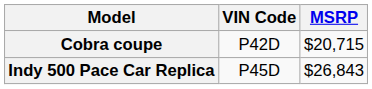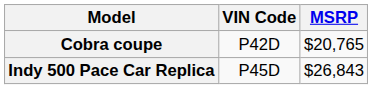(334, 44) $20,715 -> (334, 44) $20,765
